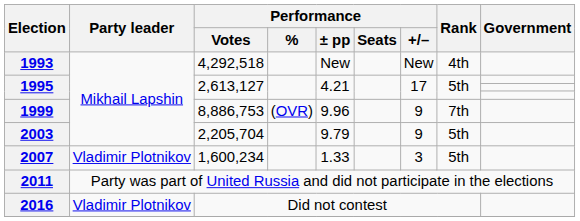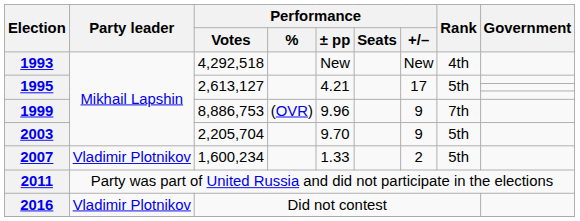(335, 134) 9.79 -> (335, 134) 9.70
(419, 157) 3 -> (419, 157) 2
